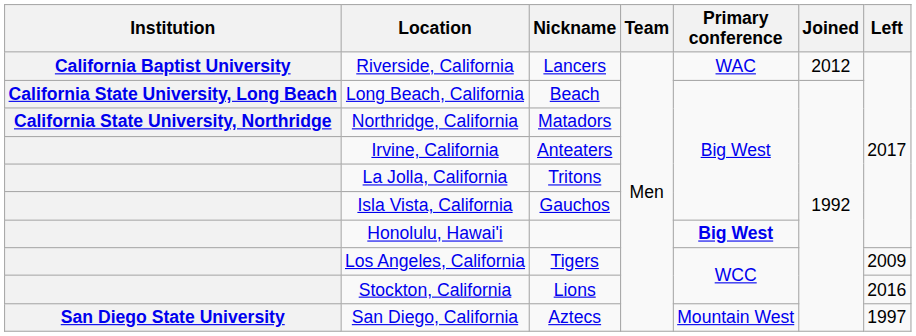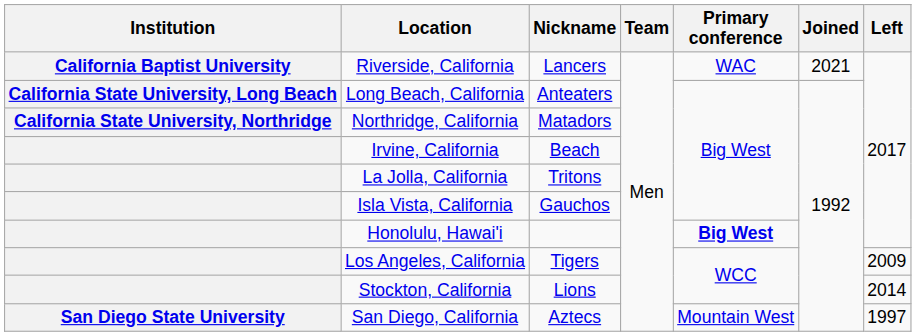(831, 66) 2012 -> (831, 66) 2021
(575, 94) Beach -> (575, 94) Anteaters
(575, 149) Anteaters -> (575, 149) Beach
(887, 289) 2016 -> (887, 289) 2014
